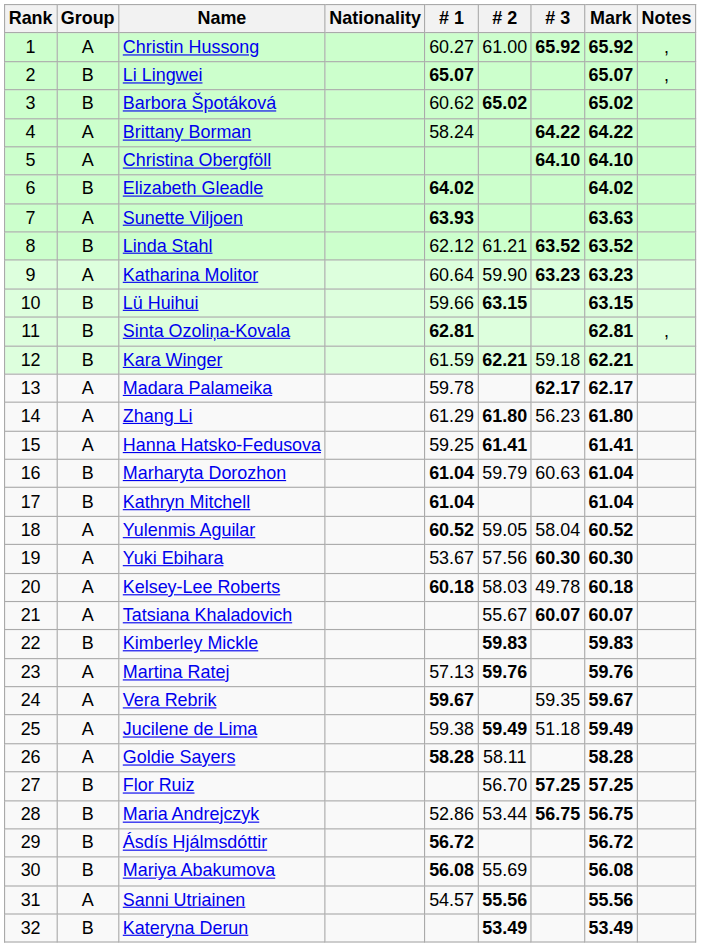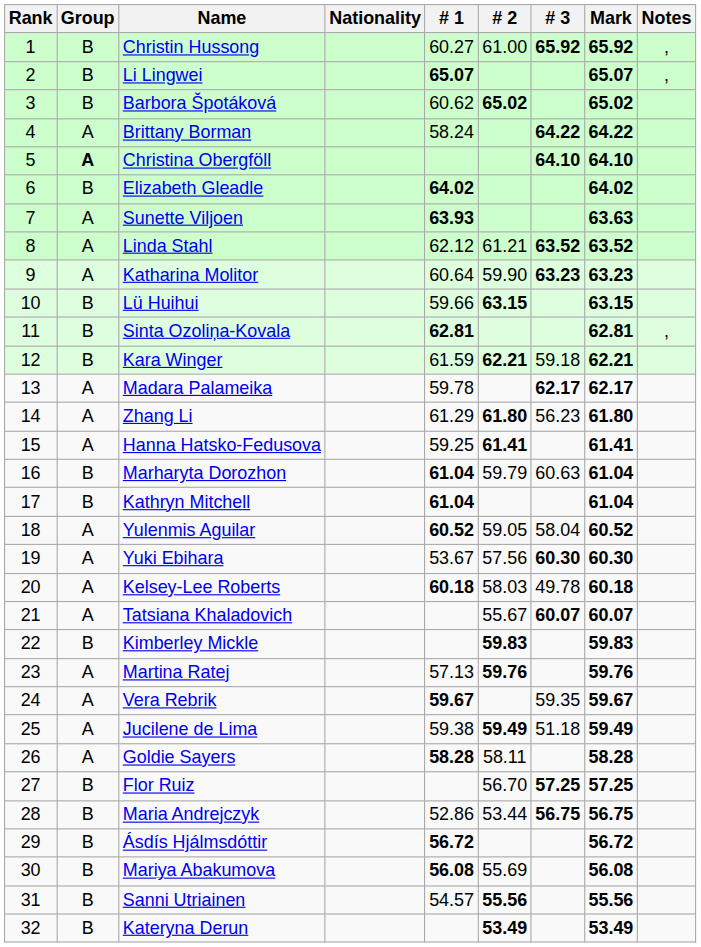(88, 47) A -> (88, 47) B
(88, 160) normal -> (88, 160) bold
(88, 246) B -> (88, 246) A
(88, 899) A -> (88, 899) B
